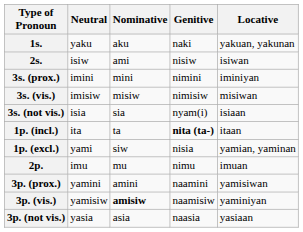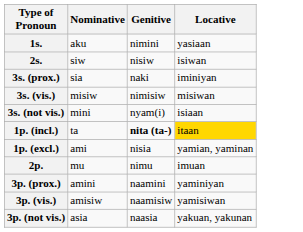- column: (89, 19)
(182, 43) naki -> (144, 43) nimini
(257, 43) yakuan, yakunan -> (194, 43) yasiaan
(121, 60) ami -> (78, 60) siw
(123, 78) mini -> (76, 78) sia
(187, 78) nimini -> (139, 78) naki
(119, 113) sia -> (80, 113) mini
(231, 130) no background -> (188, 130) gold background
(120, 148) siw -> (79, 148) ami
(244, 183) yamisiwan -> (201, 183) yaminiyan
(129, 200) bold -> (86, 200) normal
(243, 200) yaminiyan -> (201, 200) yamisiwan
(236, 218) yasiaan -> (215, 218) yakuan, yakunan
